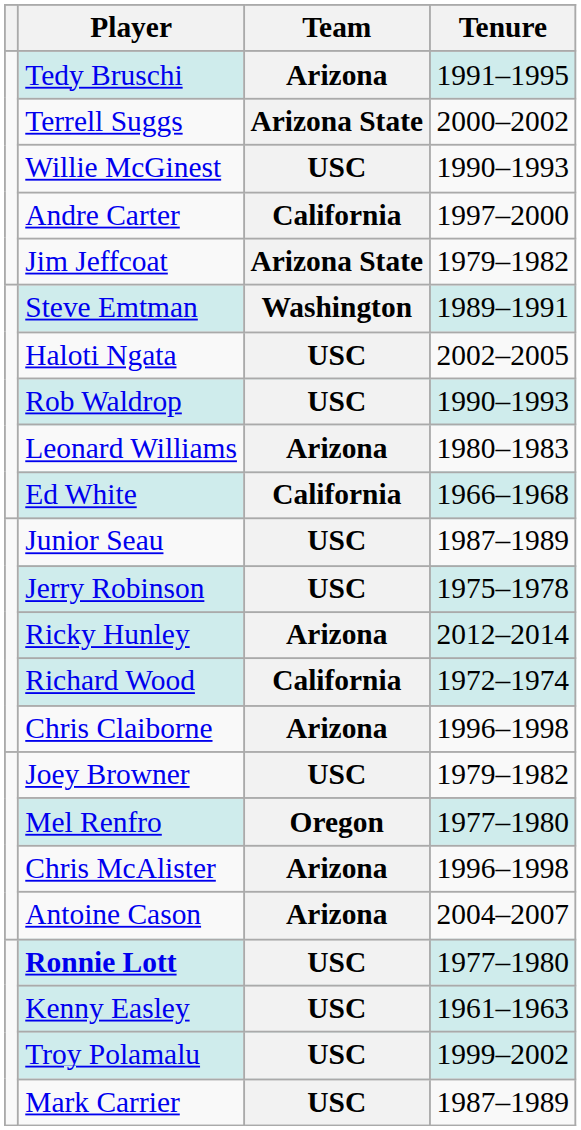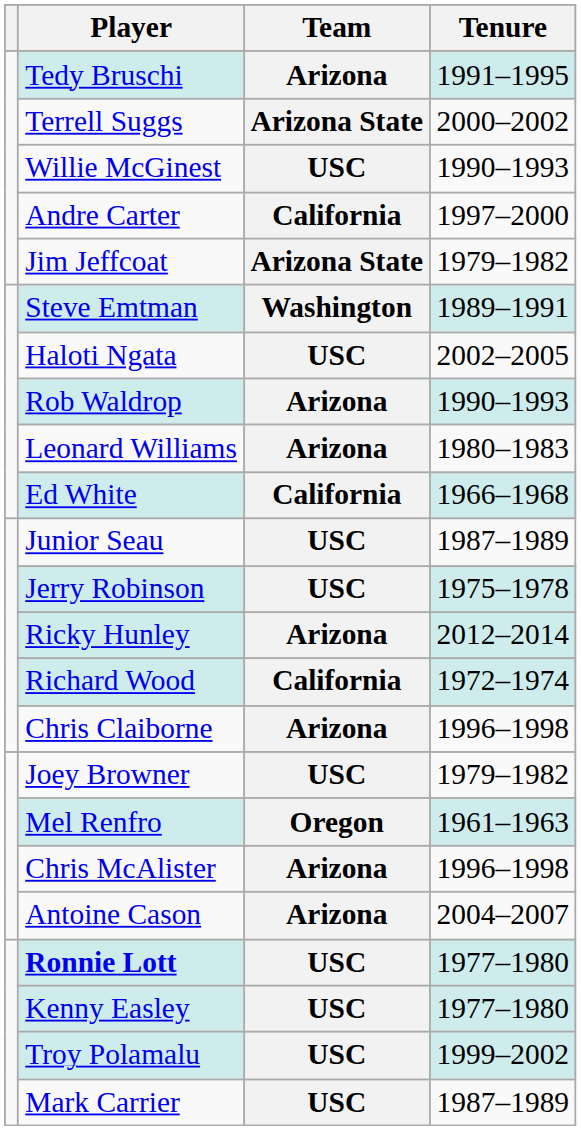(337, 401) USC -> (337, 401) Arizona
(503, 821) 1977–1980 -> (503, 821) 1961–1963
(503, 1008) 1961–1963 -> (503, 1008) 1977–1980
